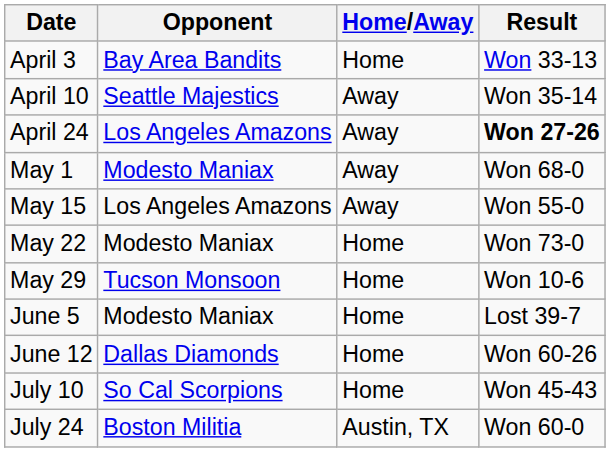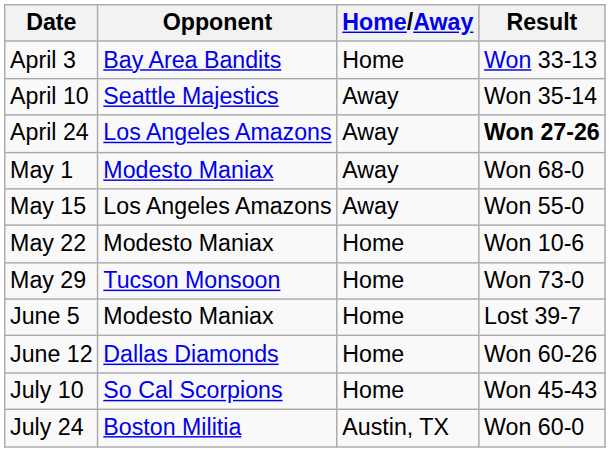(534, 243) Won 73-0 -> (534, 243) Won 10-6
(534, 280) Won 10-6 -> (534, 280) Won 73-0
